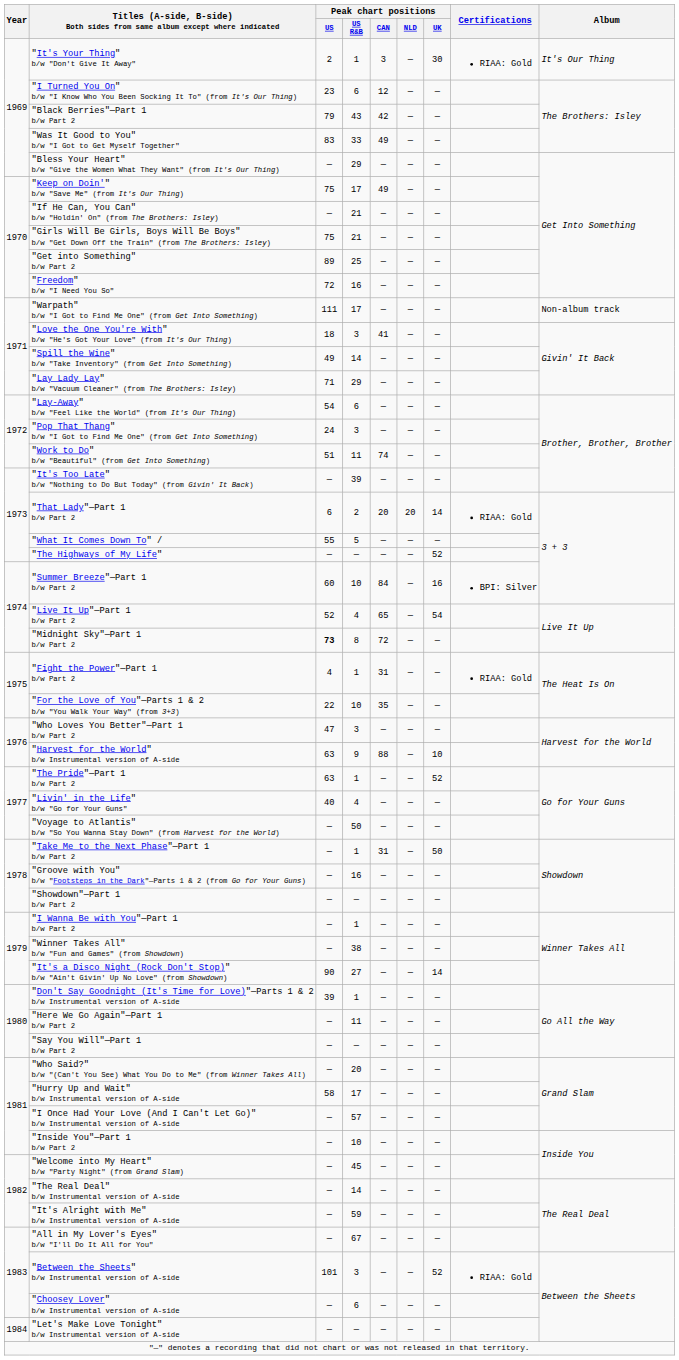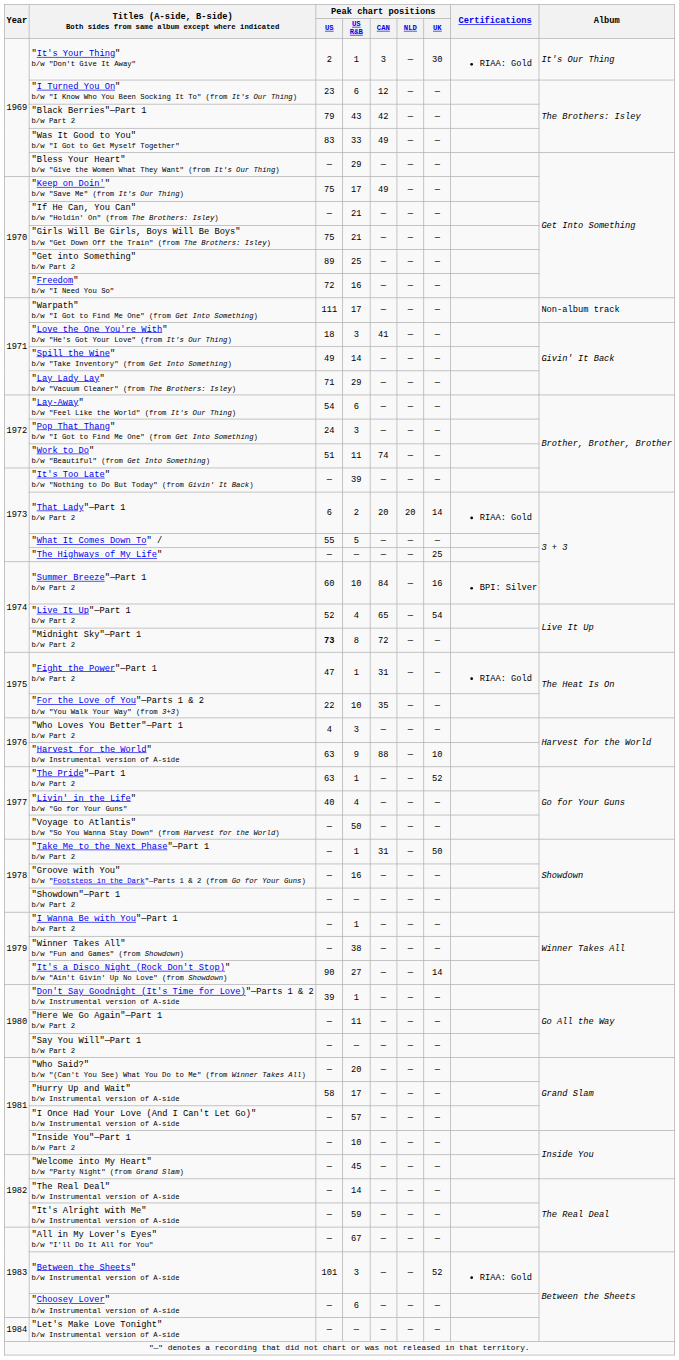(437, 555) 52 -> (437, 555) 25
(329, 673) 4 -> (329, 673) 47
(329, 730) 47 -> (329, 730) 4
